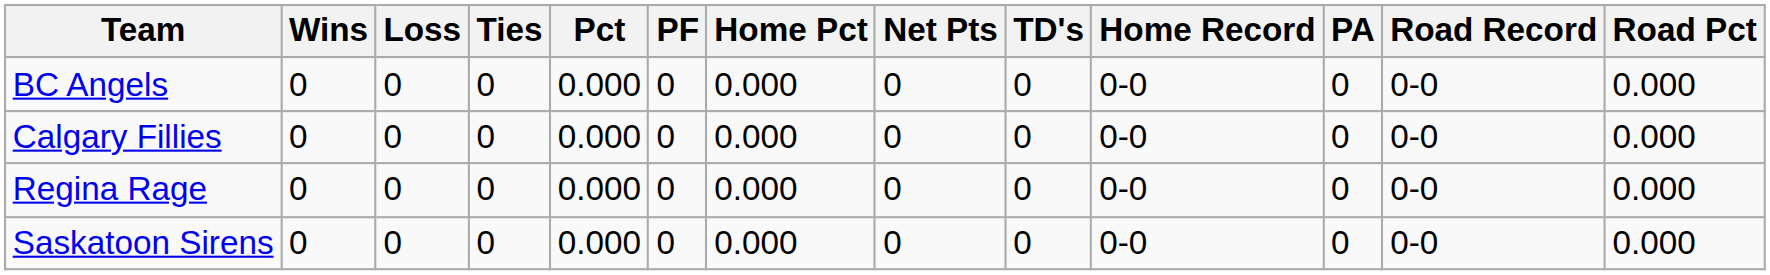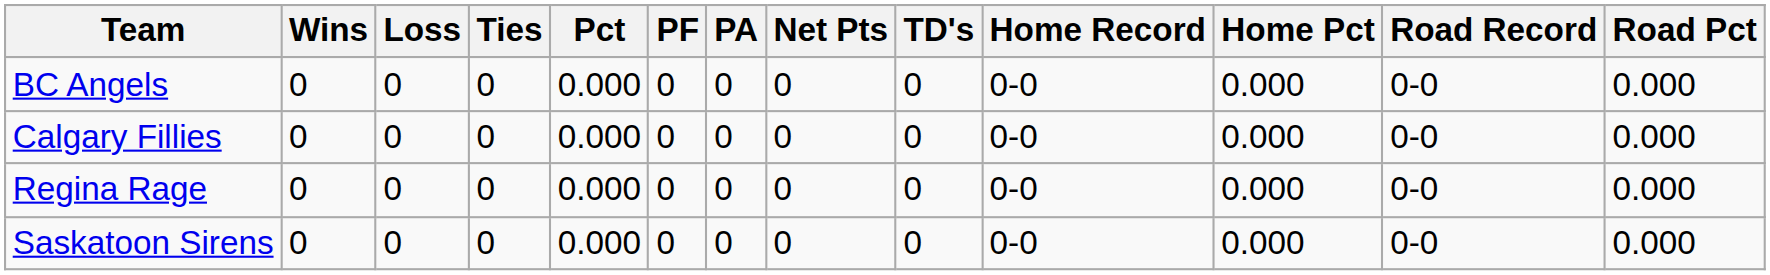columns swapped: (1353, 30) <-> (791, 30)
